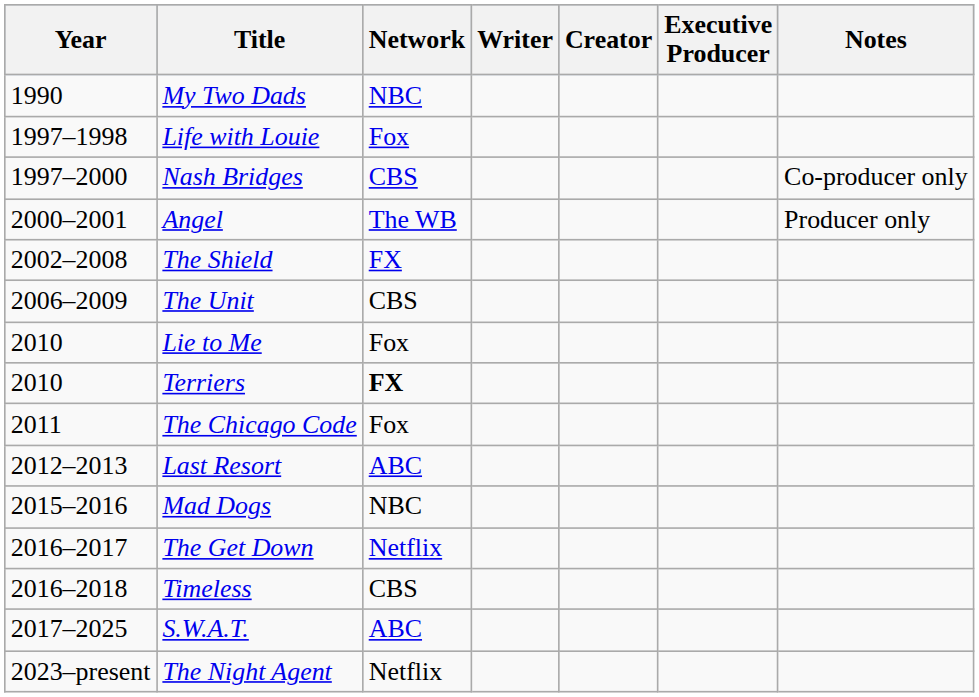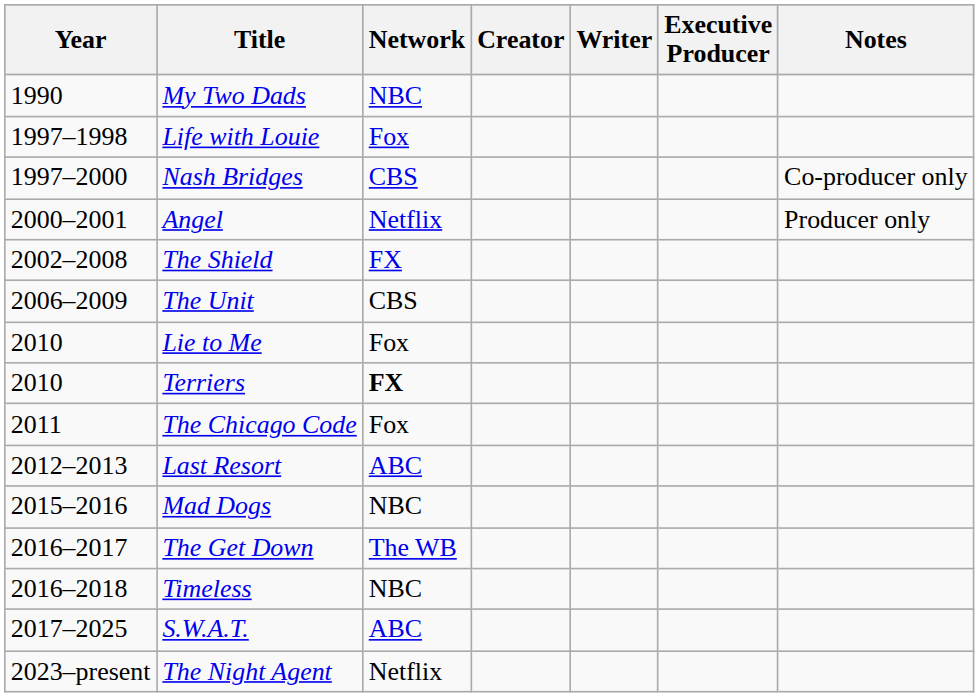columns swapped: (609, 39) <-> (515, 39)
(413, 218) The WB -> (405, 218) Netflix
(405, 547) Netflix -> (413, 547) The WB
(393, 588) CBS -> (395, 588) NBC
